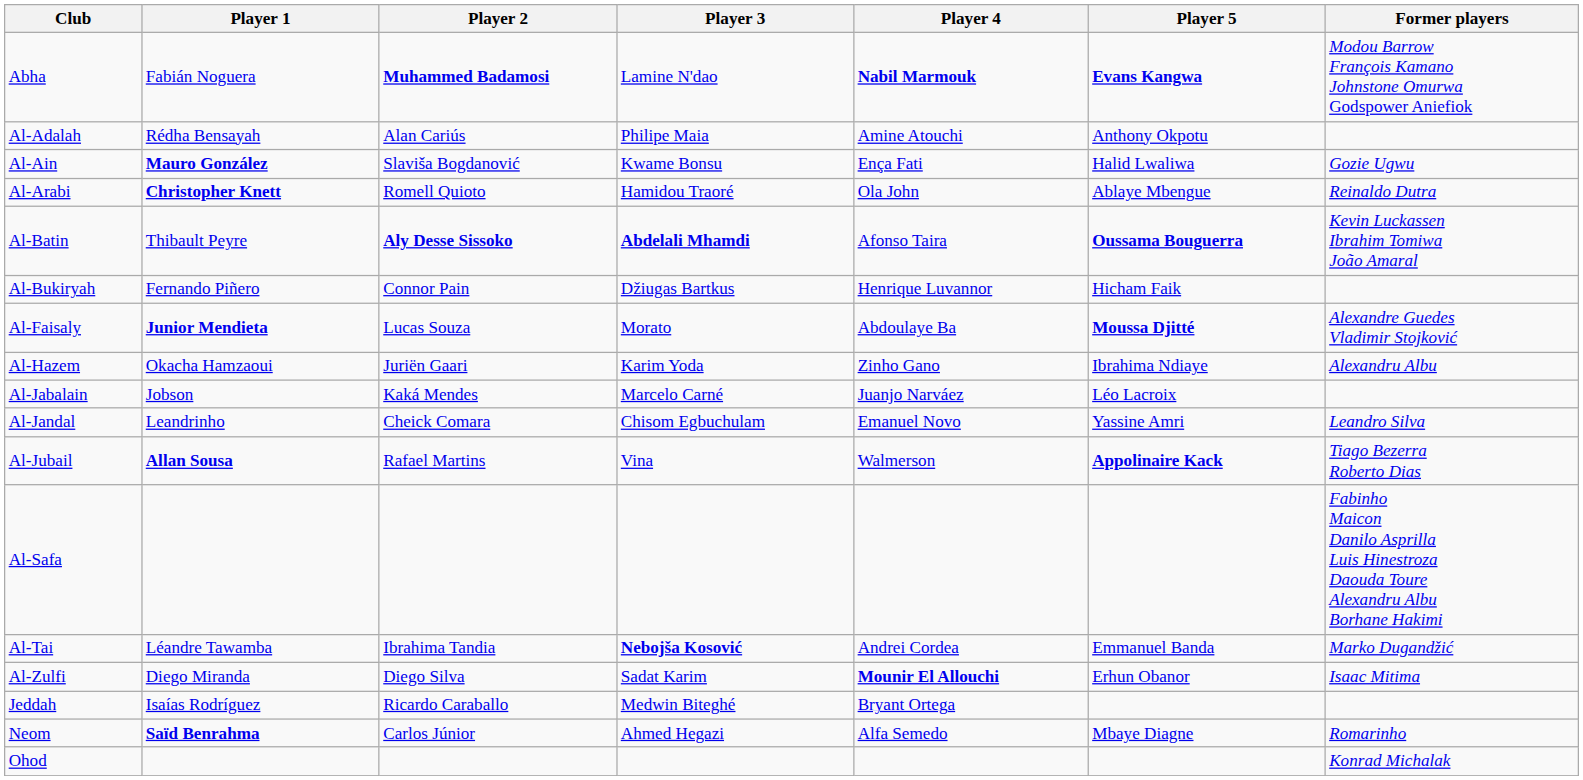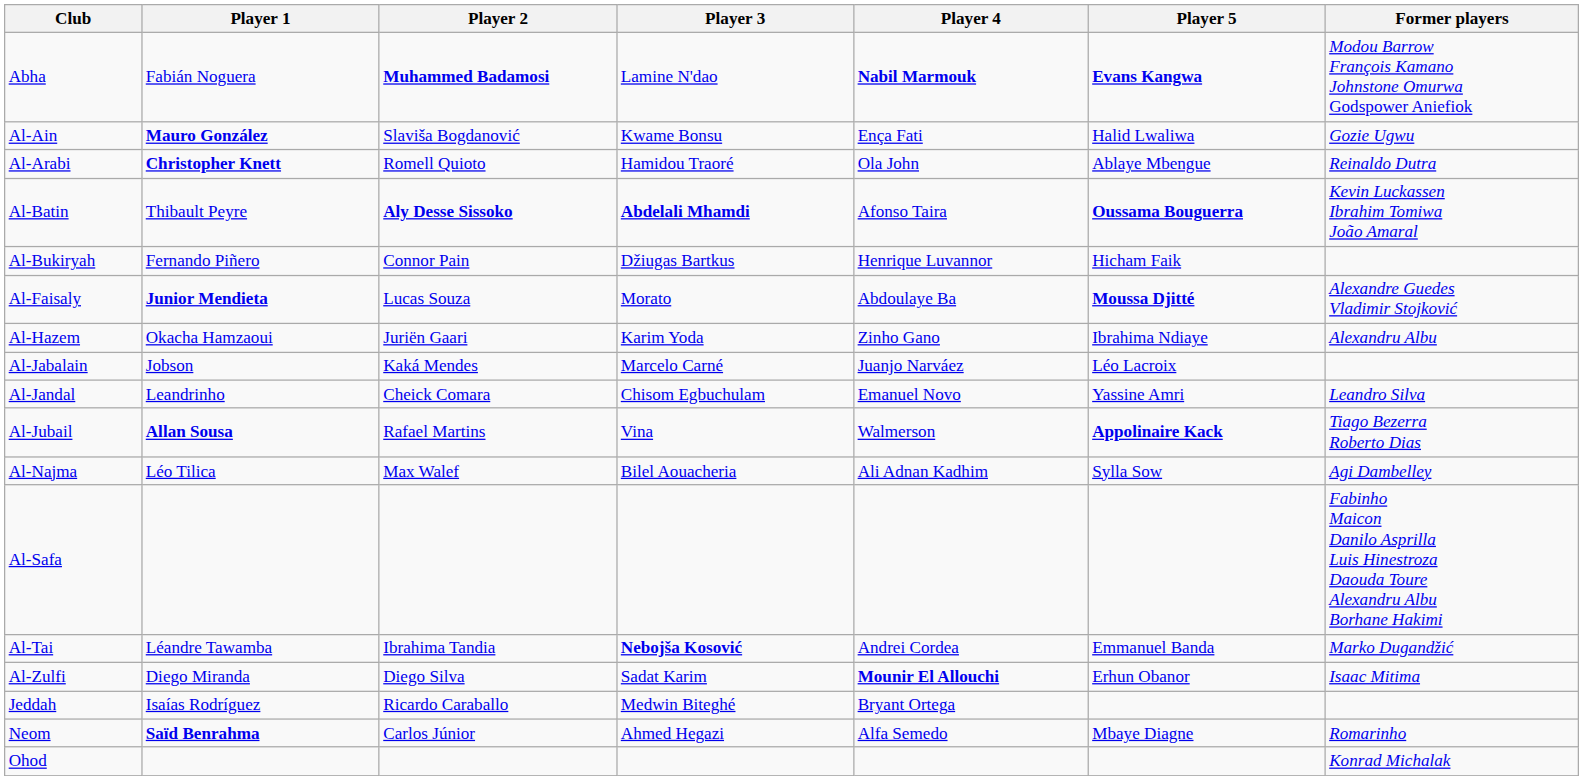- row: (45, 135)
+ row: (43, 470)
